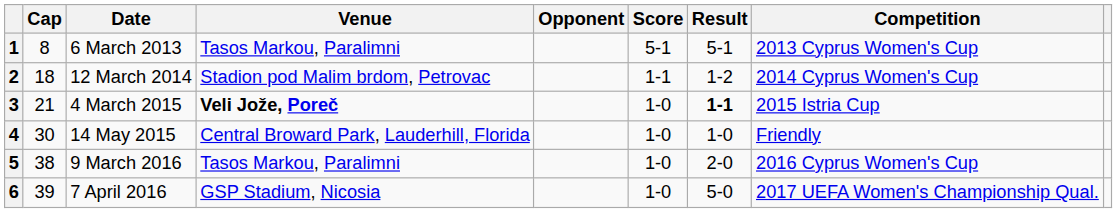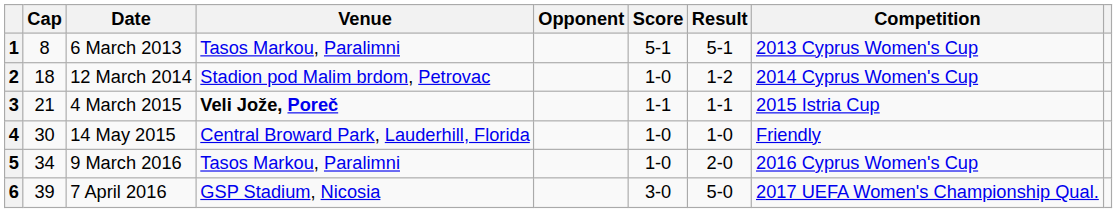(658, 76) 1-1 -> (658, 76) 1-0
(658, 105) 1-0 -> (658, 105) 1-1
(720, 105) bold -> (720, 105) normal
(45, 163) 38 -> (45, 163) 34
(658, 192) 1-0 -> (658, 192) 3-0
